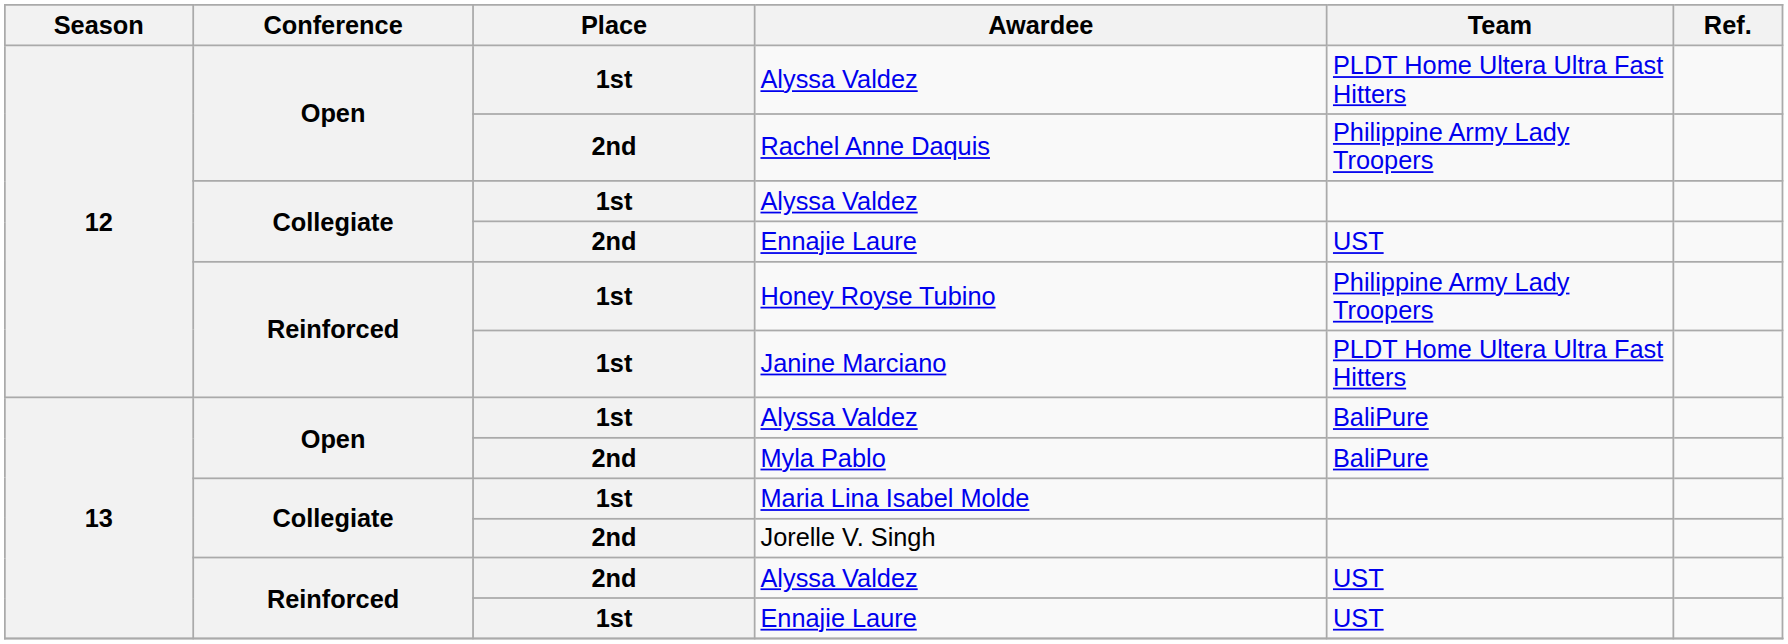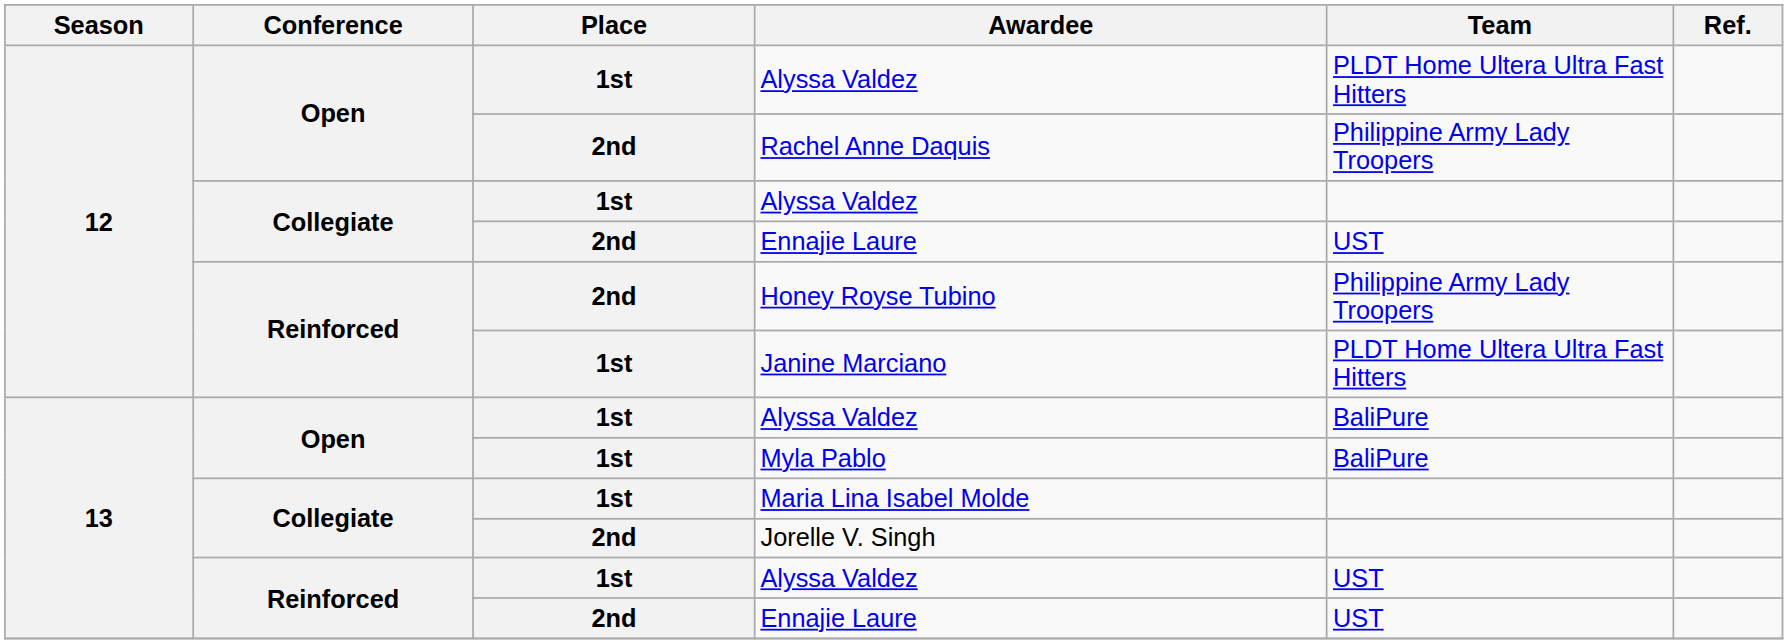(614, 296) 1st -> (614, 296) 2nd
(614, 458) 2nd -> (614, 458) 1st
(614, 578) 2nd -> (614, 578) 1st
(614, 618) 1st -> (614, 618) 2nd
